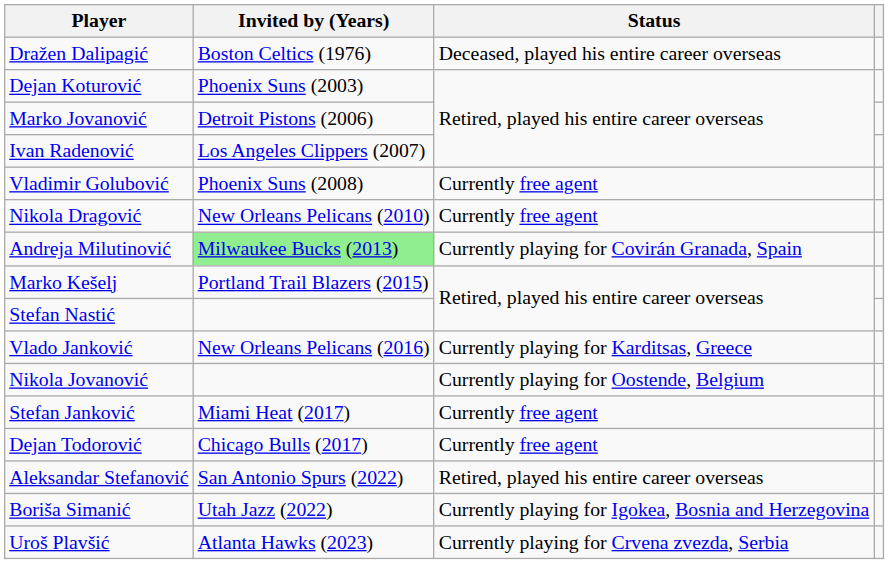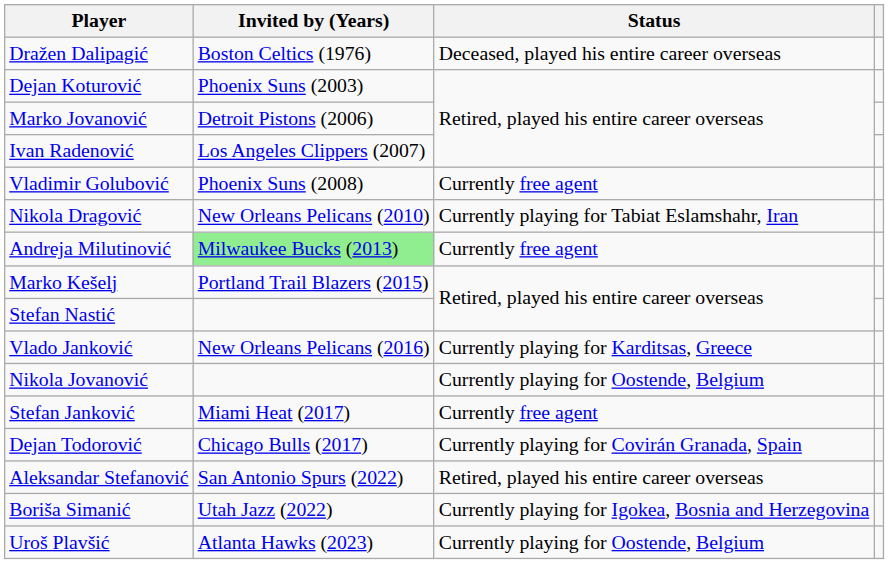(518, 216) Currently free agent -> (619, 216) Currently playing for Tabiat Eslamshahr, Iran
(620, 249) Currently playing for Covirán Granada, Spain -> (518, 249) Currently free agent
(518, 444) Currently free agent -> (620, 444) Currently playing for Covirán Granada, Spain
(614, 542) Currently playing for Crvena zvezda, Serbia -> (601, 542) Currently playing for Oostende, Belgium
